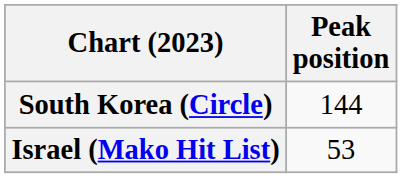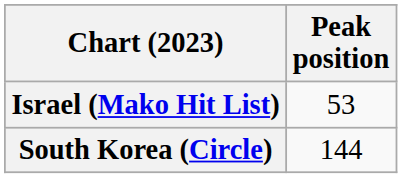rows swapped: (146, 149) <-> (146, 104)
